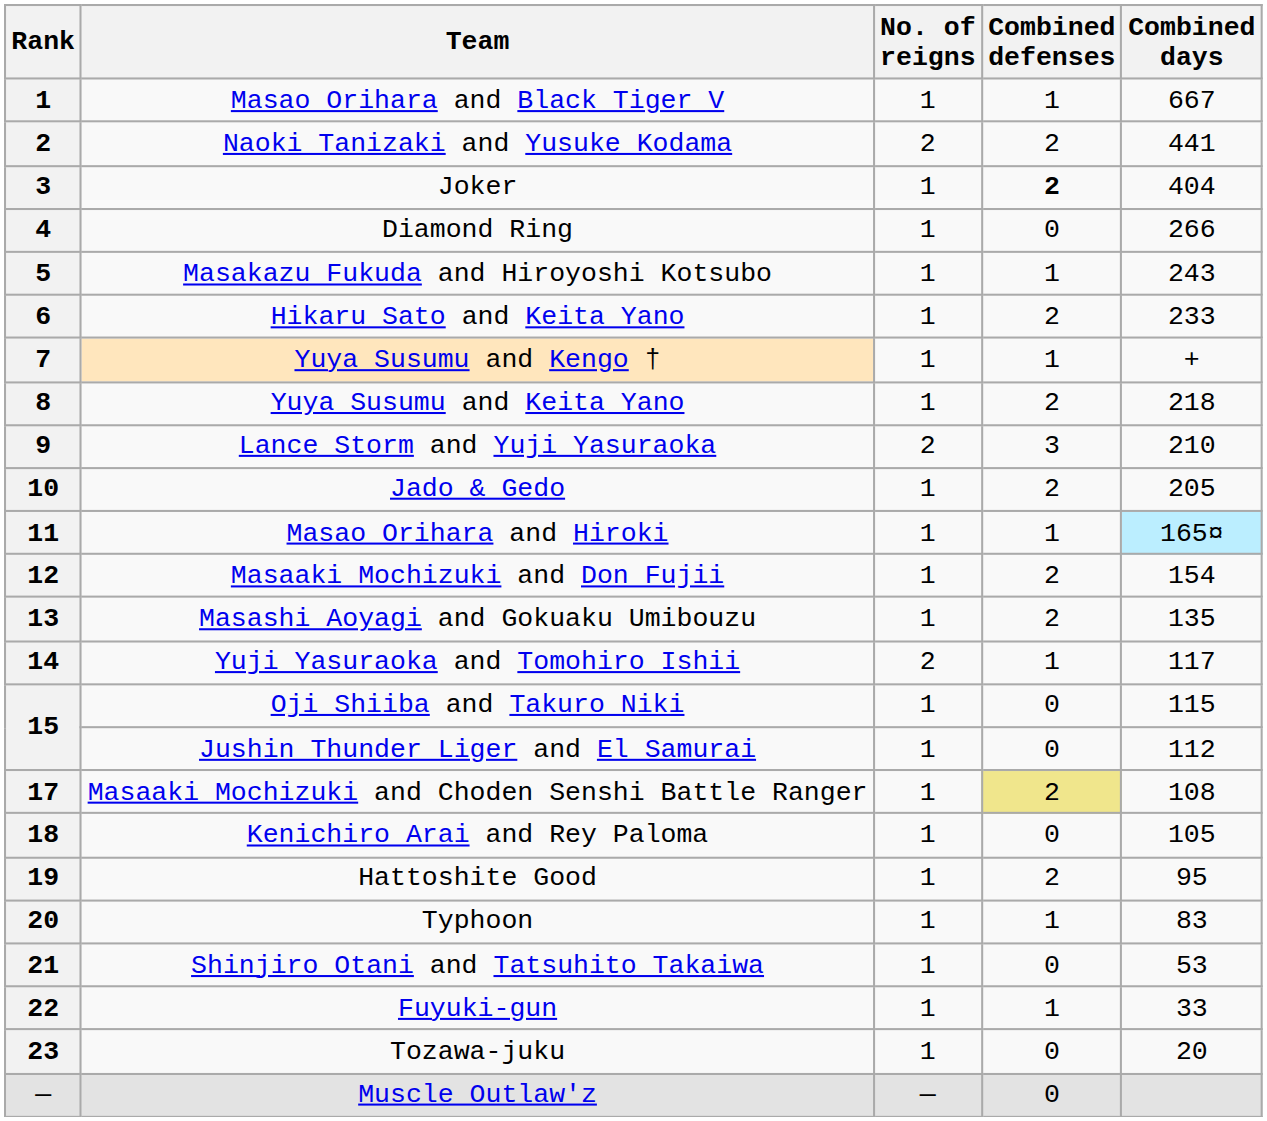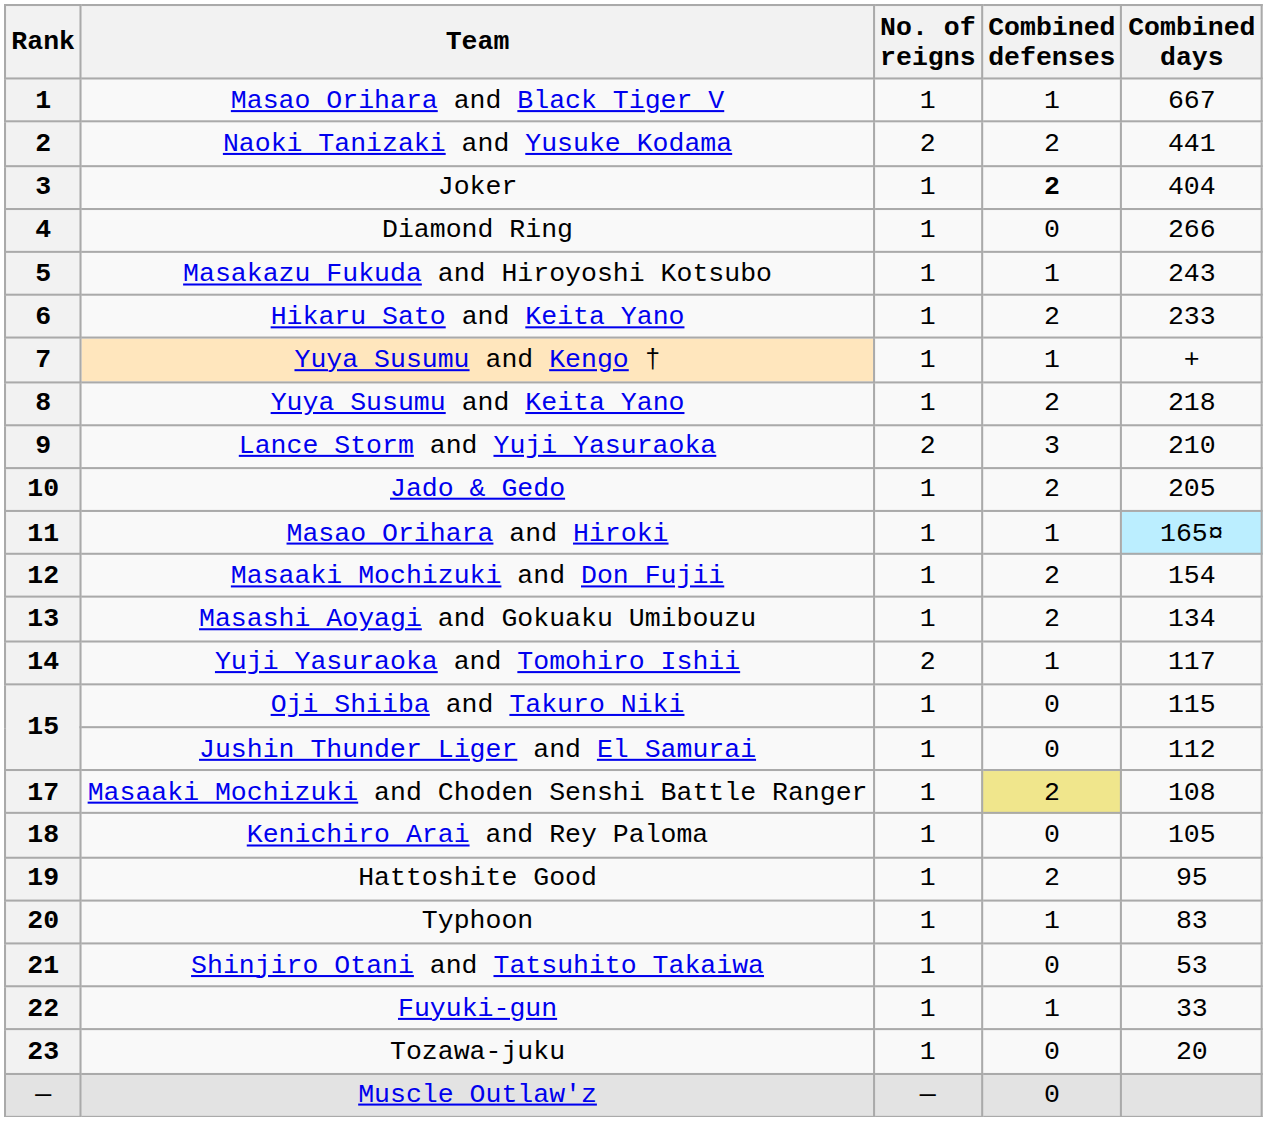(1192, 619) 135 -> (1192, 619) 134
